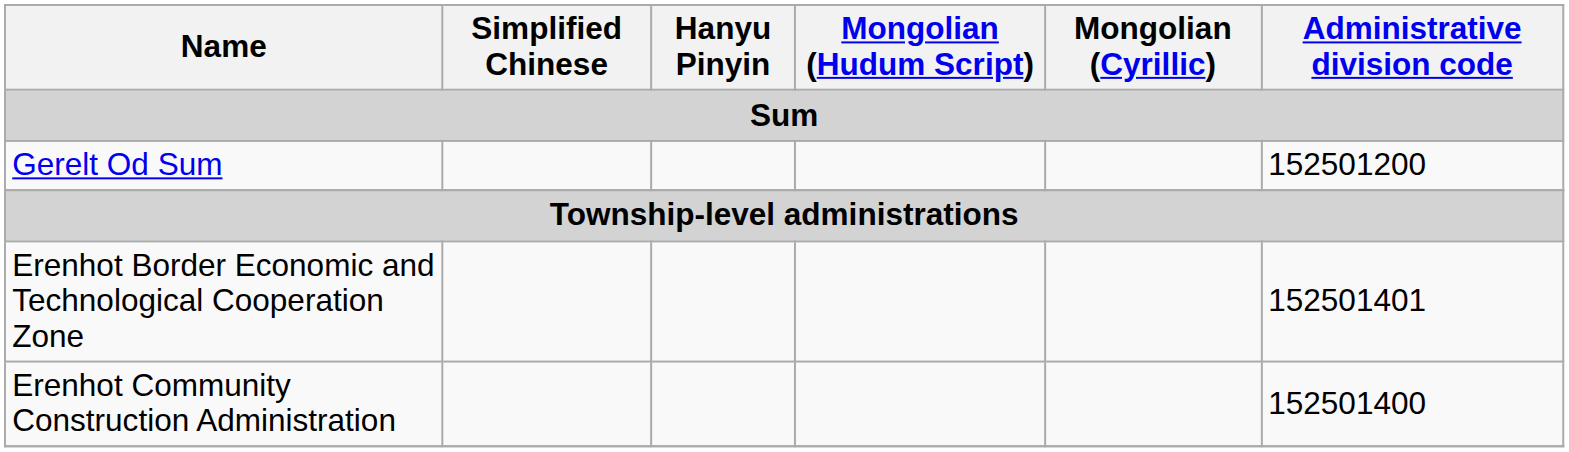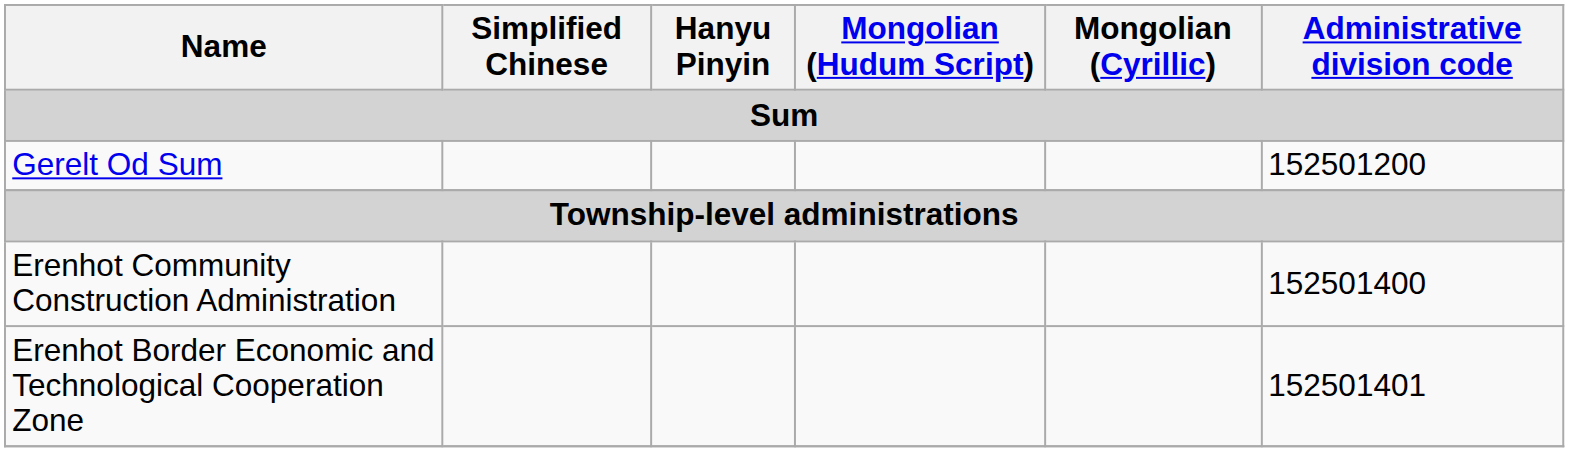rows swapped: (204, 403) <-> (223, 300)
